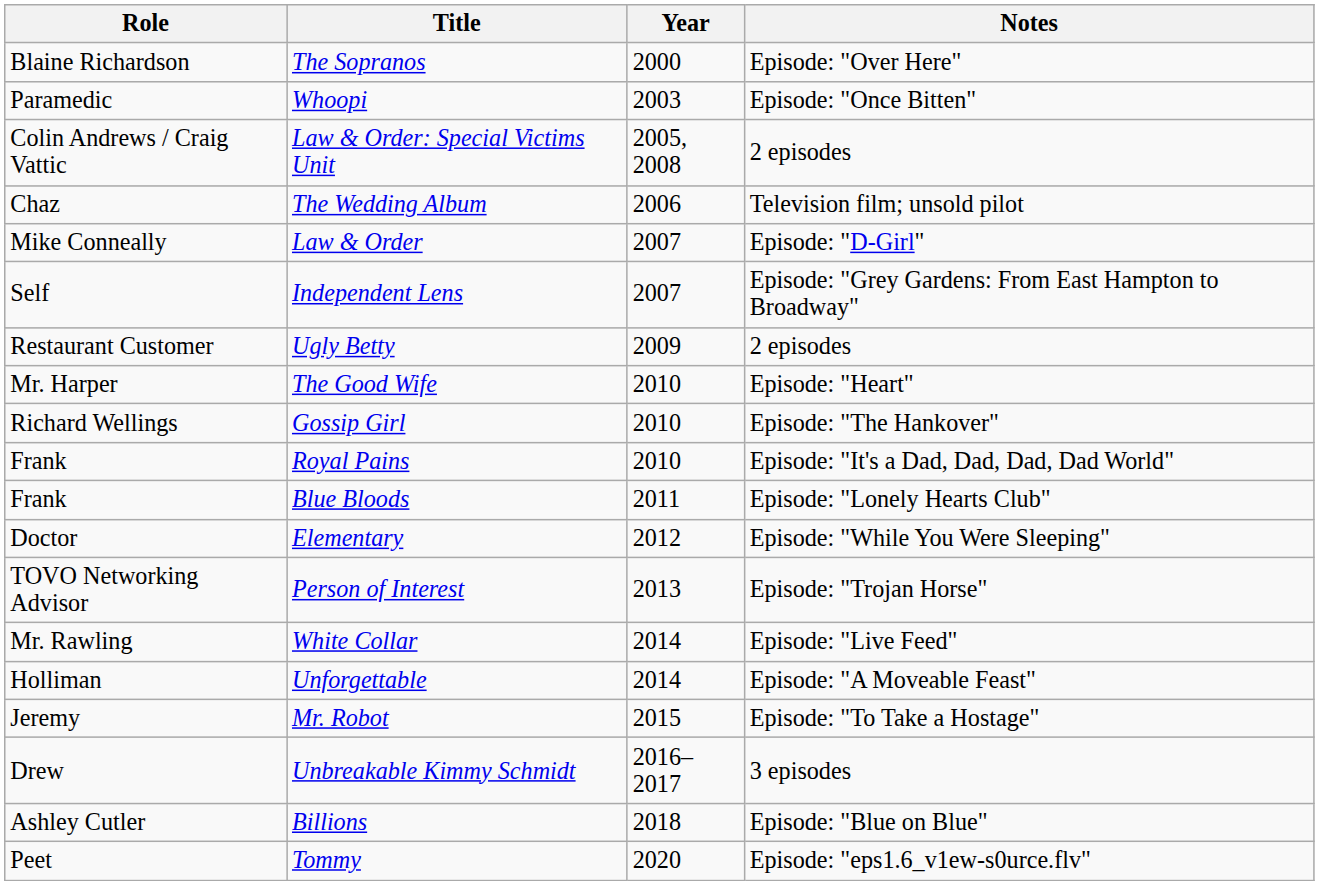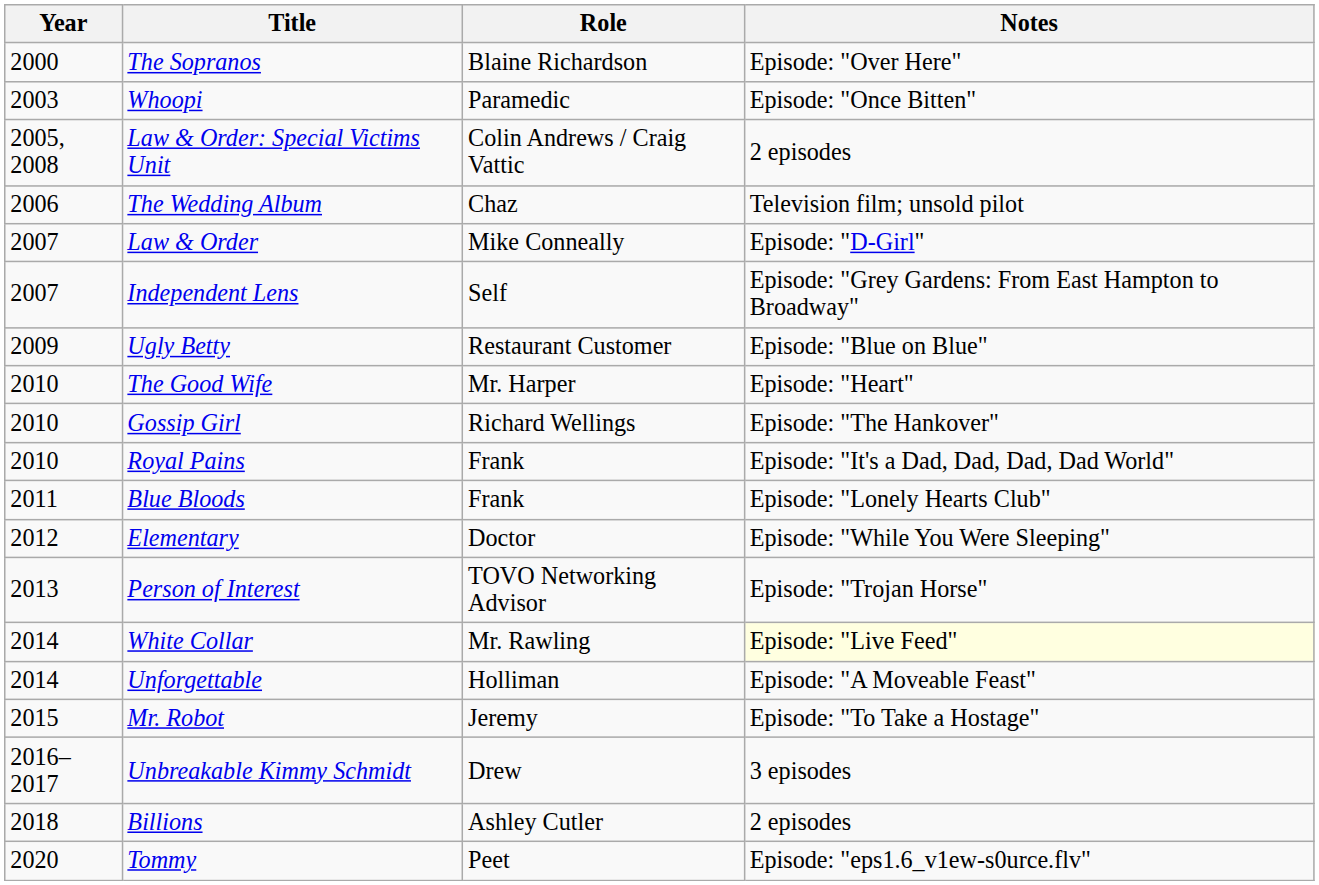columns swapped: (686, 23) <-> (146, 23)
(800, 346) 2 episodes -> (869, 346) Episode: "Blue on Blue"
(854, 641) no background -> (854, 641) lightyellow background
(869, 822) Episode: "Blue on Blue" -> (800, 822) 2 episodes
